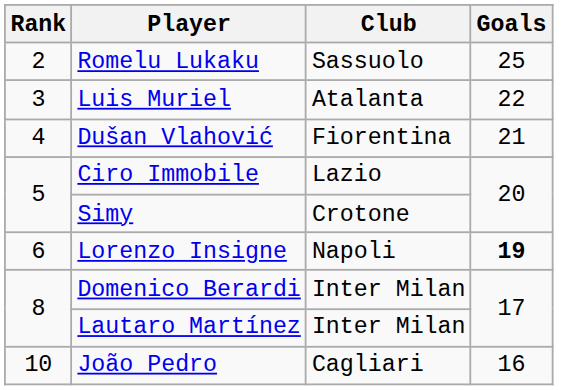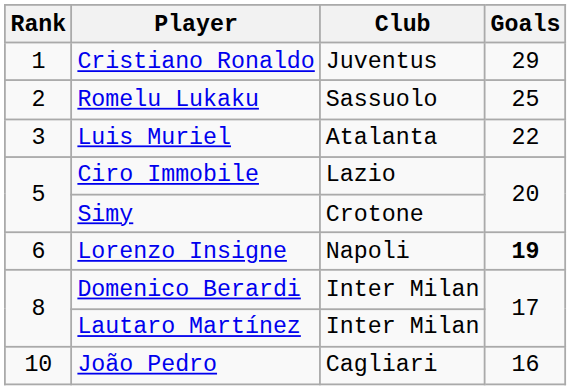+ row: (196, 62)
- row: (175, 138)
